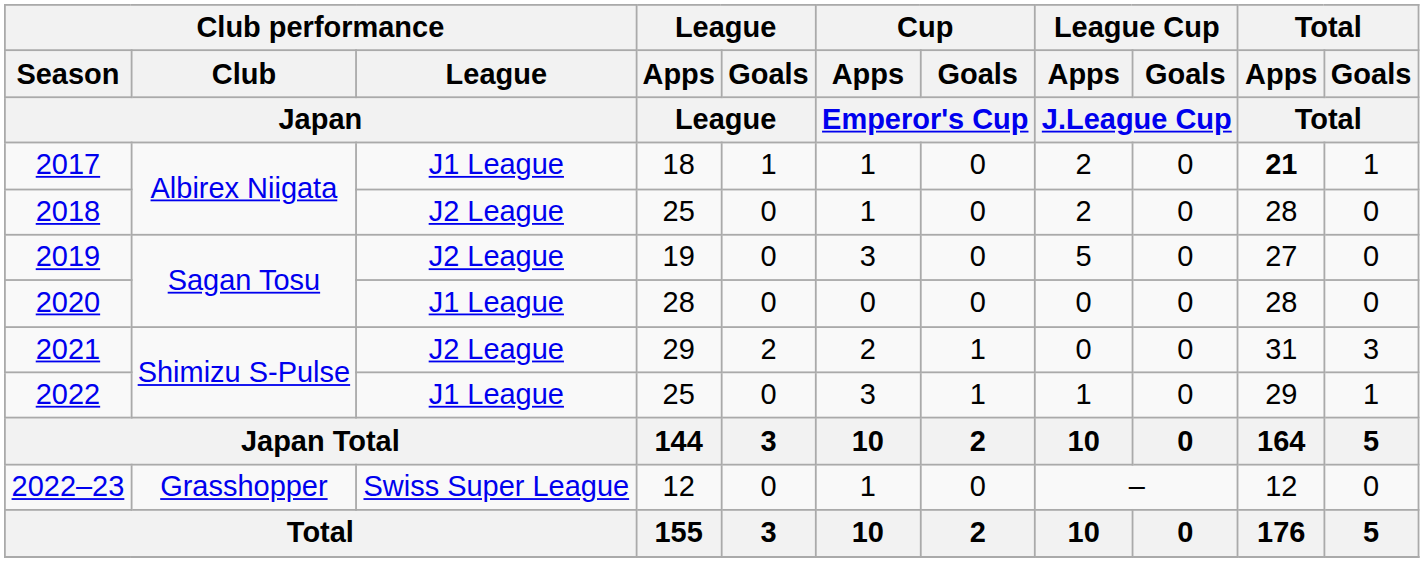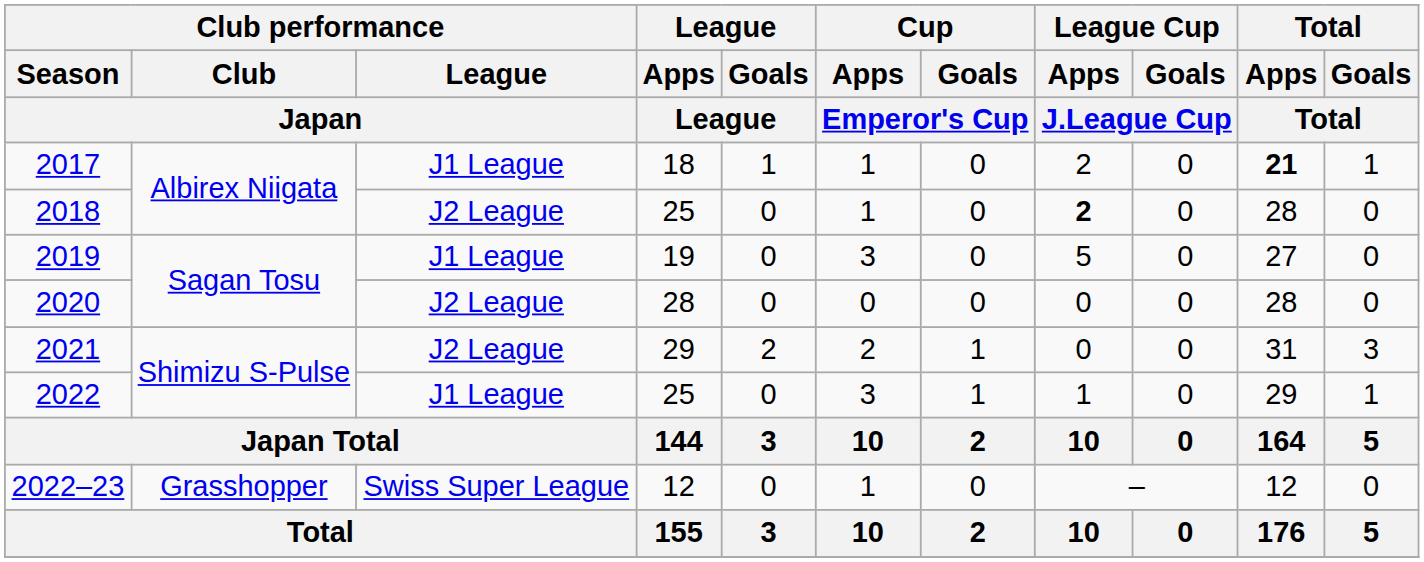(1084, 211) normal -> (1084, 211) bold
(496, 257) J2 League -> (496, 257) J1 League
(496, 303) J1 League -> (496, 303) J2 League
